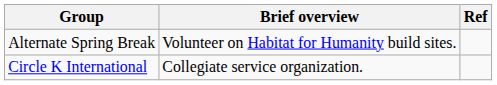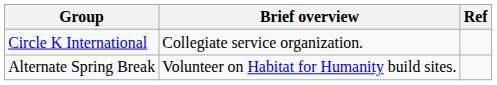rows swapped: (82, 42) <-> (78, 67)
